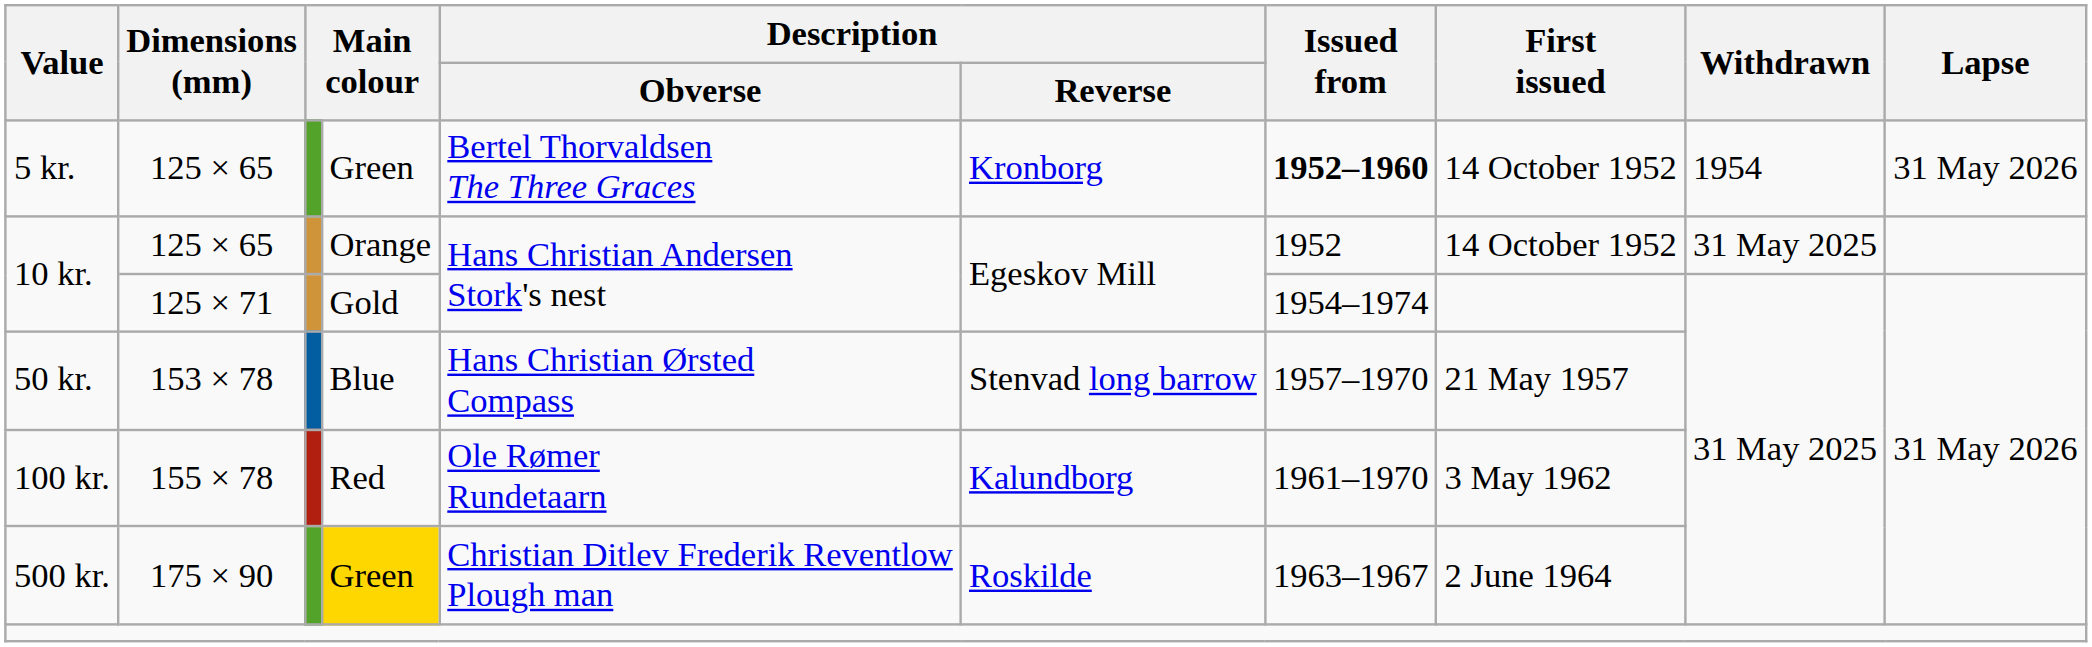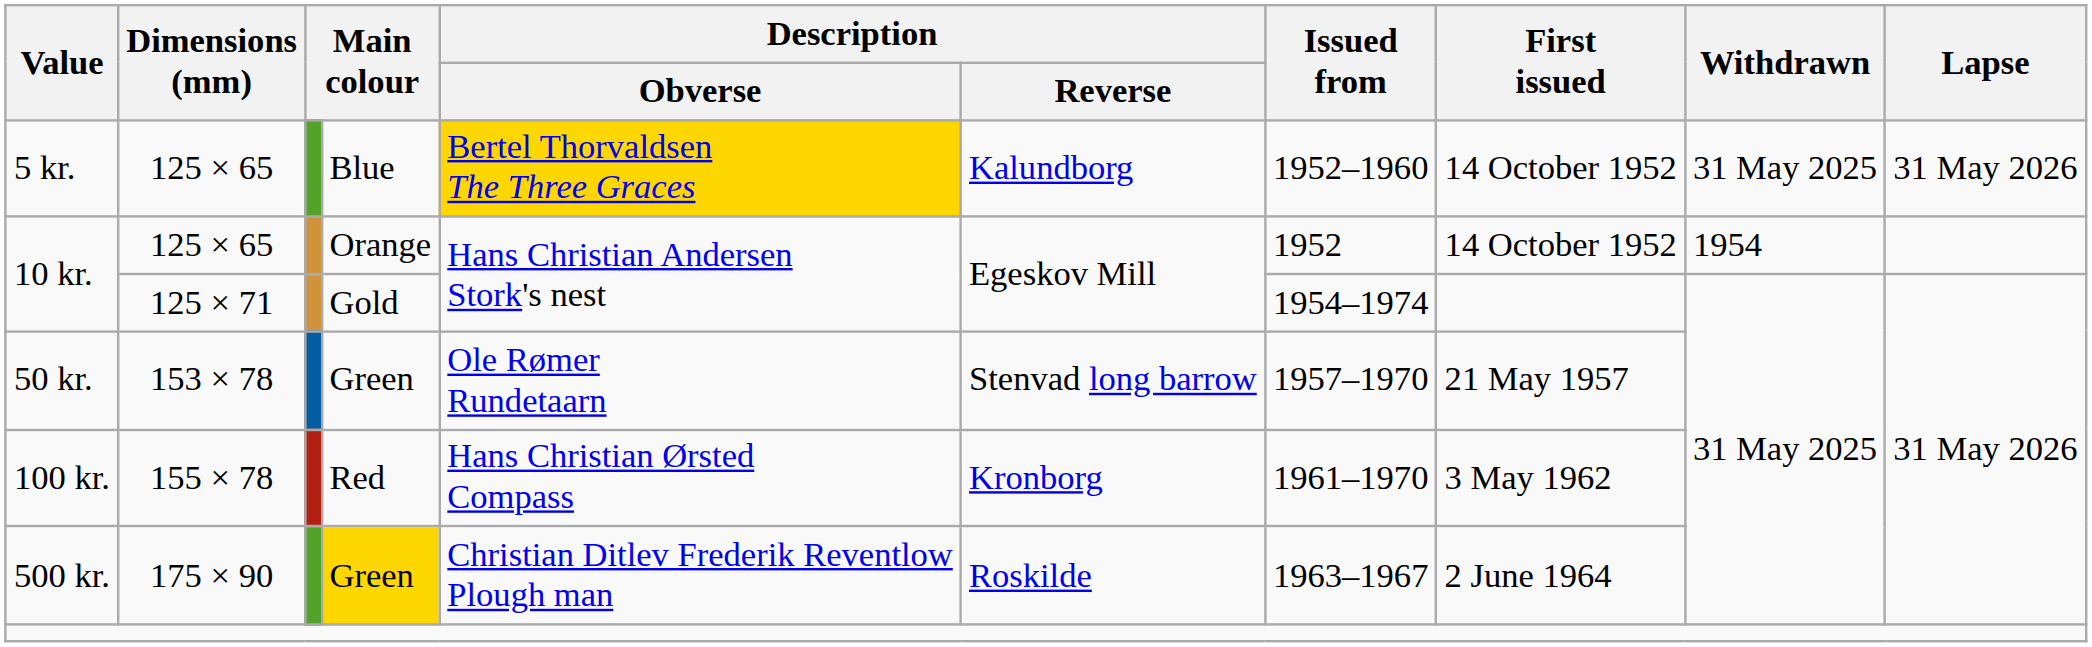(372, 167) Green -> (362, 167) Blue
(580, 167) no background -> (580, 167) gold background
(1036, 167) Kronborg -> (1051, 167) Kalundborg
(1351, 167) bold -> (1351, 167) normal
(1727, 167) 1954 -> (1785, 167) 31 May 2025
(1785, 244) 31 May 2025 -> (1727, 244) 1954
(362, 379) Blue -> (372, 379) Green
(601, 379) Hans Christian Ørsted Compass -> (527, 379) Ole Rømer Rundetaarn
(527, 477) Ole Rømer Rundetaarn -> (601, 477) Hans Christian Ørsted Compass
(1051, 477) Kalundborg -> (1036, 477) Kronborg
